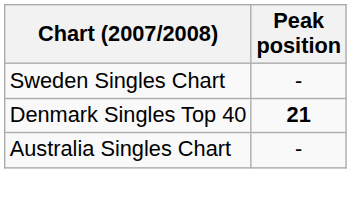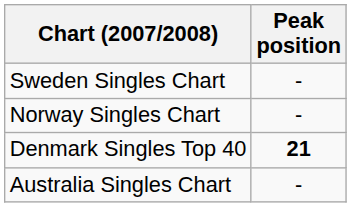+ row: (115, 115)
